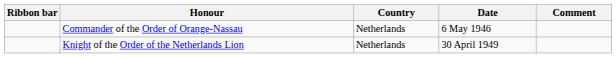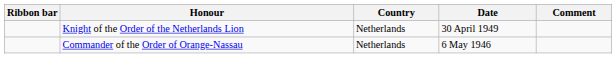rows swapped: (153, 28) <-> (153, 45)
